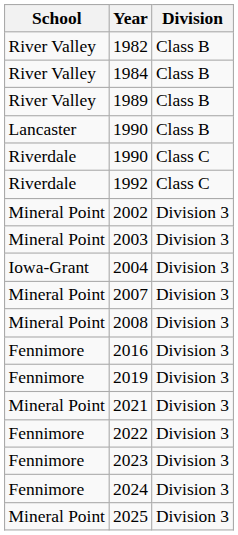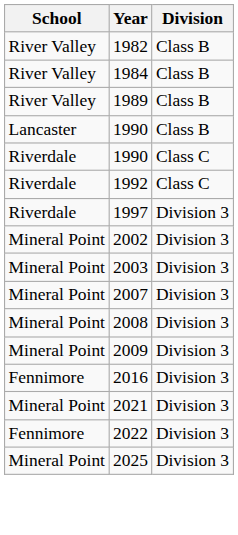+ row: (42, 211)
- row: (49, 267)
+ row: (57, 350)
- row: (46, 377)
- row: (46, 460)
- row: (46, 488)
